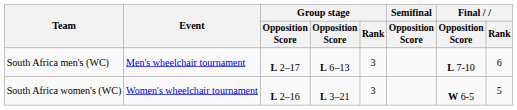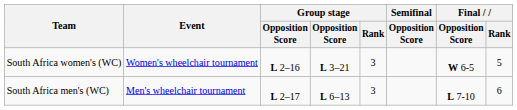rows swapped: (58, 62) <-> (64, 91)
